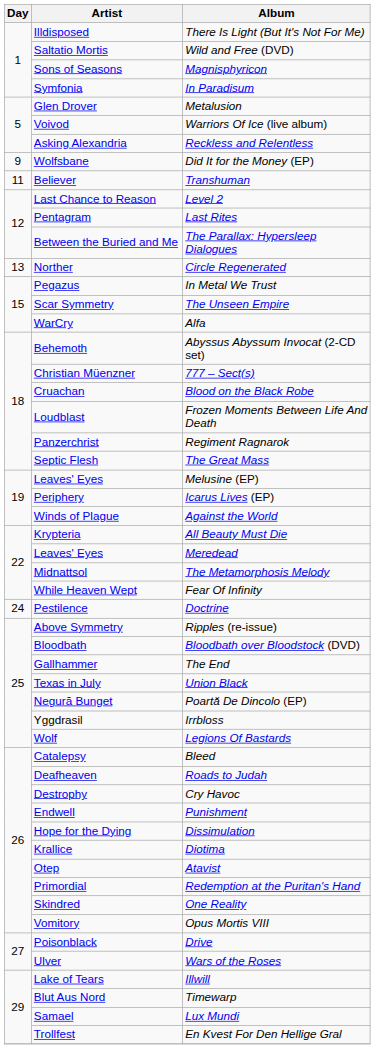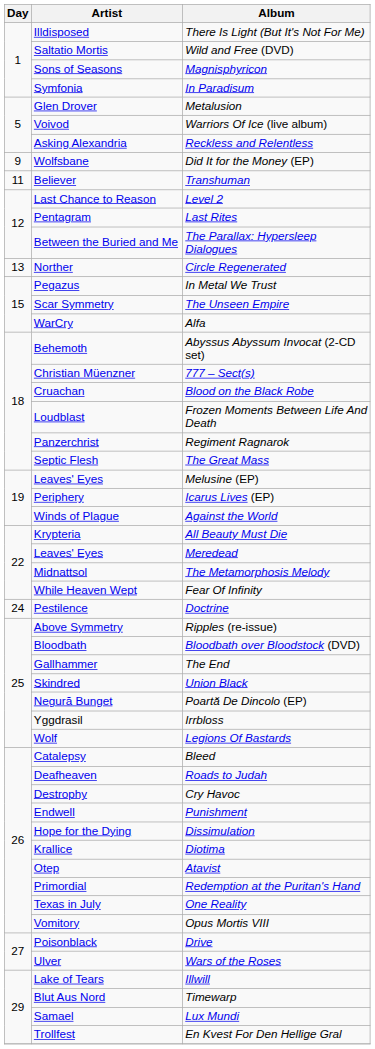(67, 682) Texas in July -> (57, 682) Skindred
(57, 905) Skindred -> (67, 905) Texas in July
